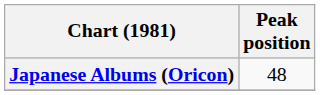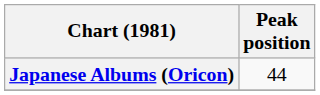(277, 74) 48 -> (277, 74) 44
